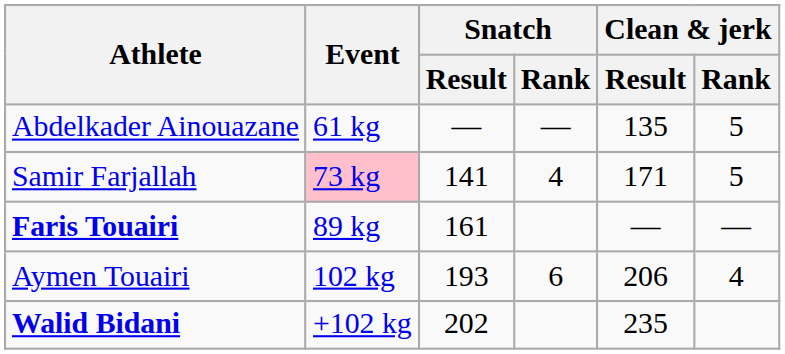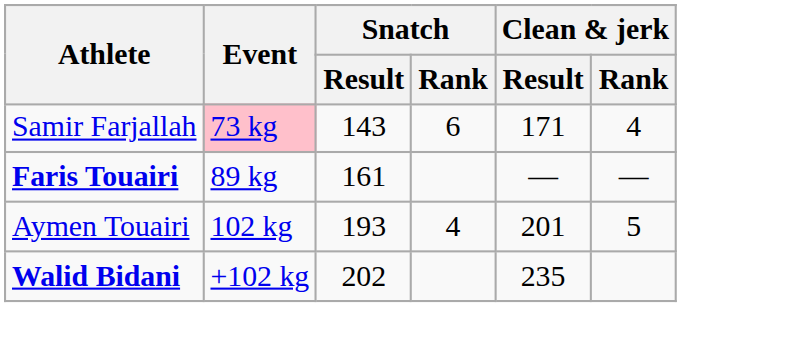- row: (156, 127)
(466, 176) 141 -> (364, 127) 143
(556, 176) 4 -> (453, 127) 6
(736, 176) 5 -> (634, 127) 4
(556, 275) 6 -> (453, 226) 4
(646, 275) 206 -> (543, 226) 201
(736, 275) 4 -> (634, 226) 5
